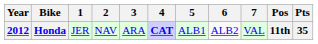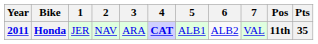(18, 30) 2012 -> (18, 30) 2011
